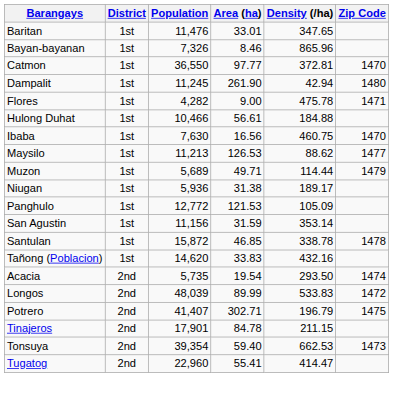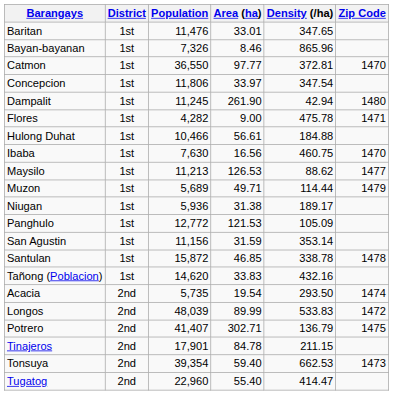+ row: (36, 84)
(316, 311) 196.79 -> (316, 329) 136.79
(248, 364) 55.41 -> (248, 381) 55.40
